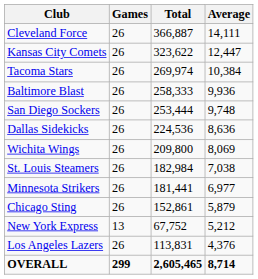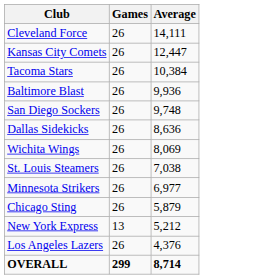- column: (178, 14)
